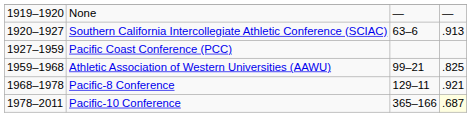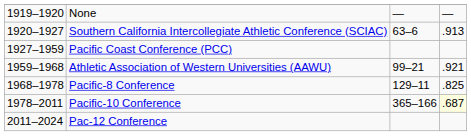(453, 67) .825 -> (453, 67) .921
(453, 85) .921 -> (453, 85) .825
+ row: (118, 121)
